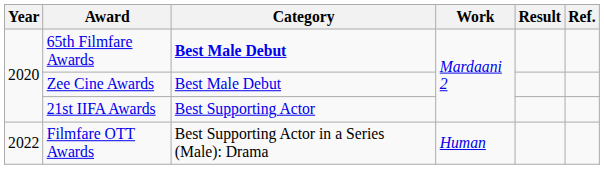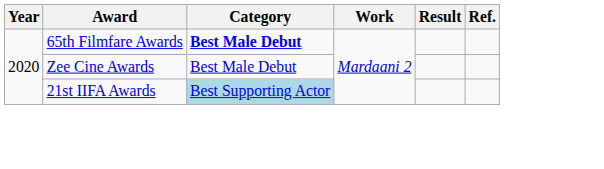(245, 109) no background -> (260, 91) lightblue background
- row: (91, 142)
